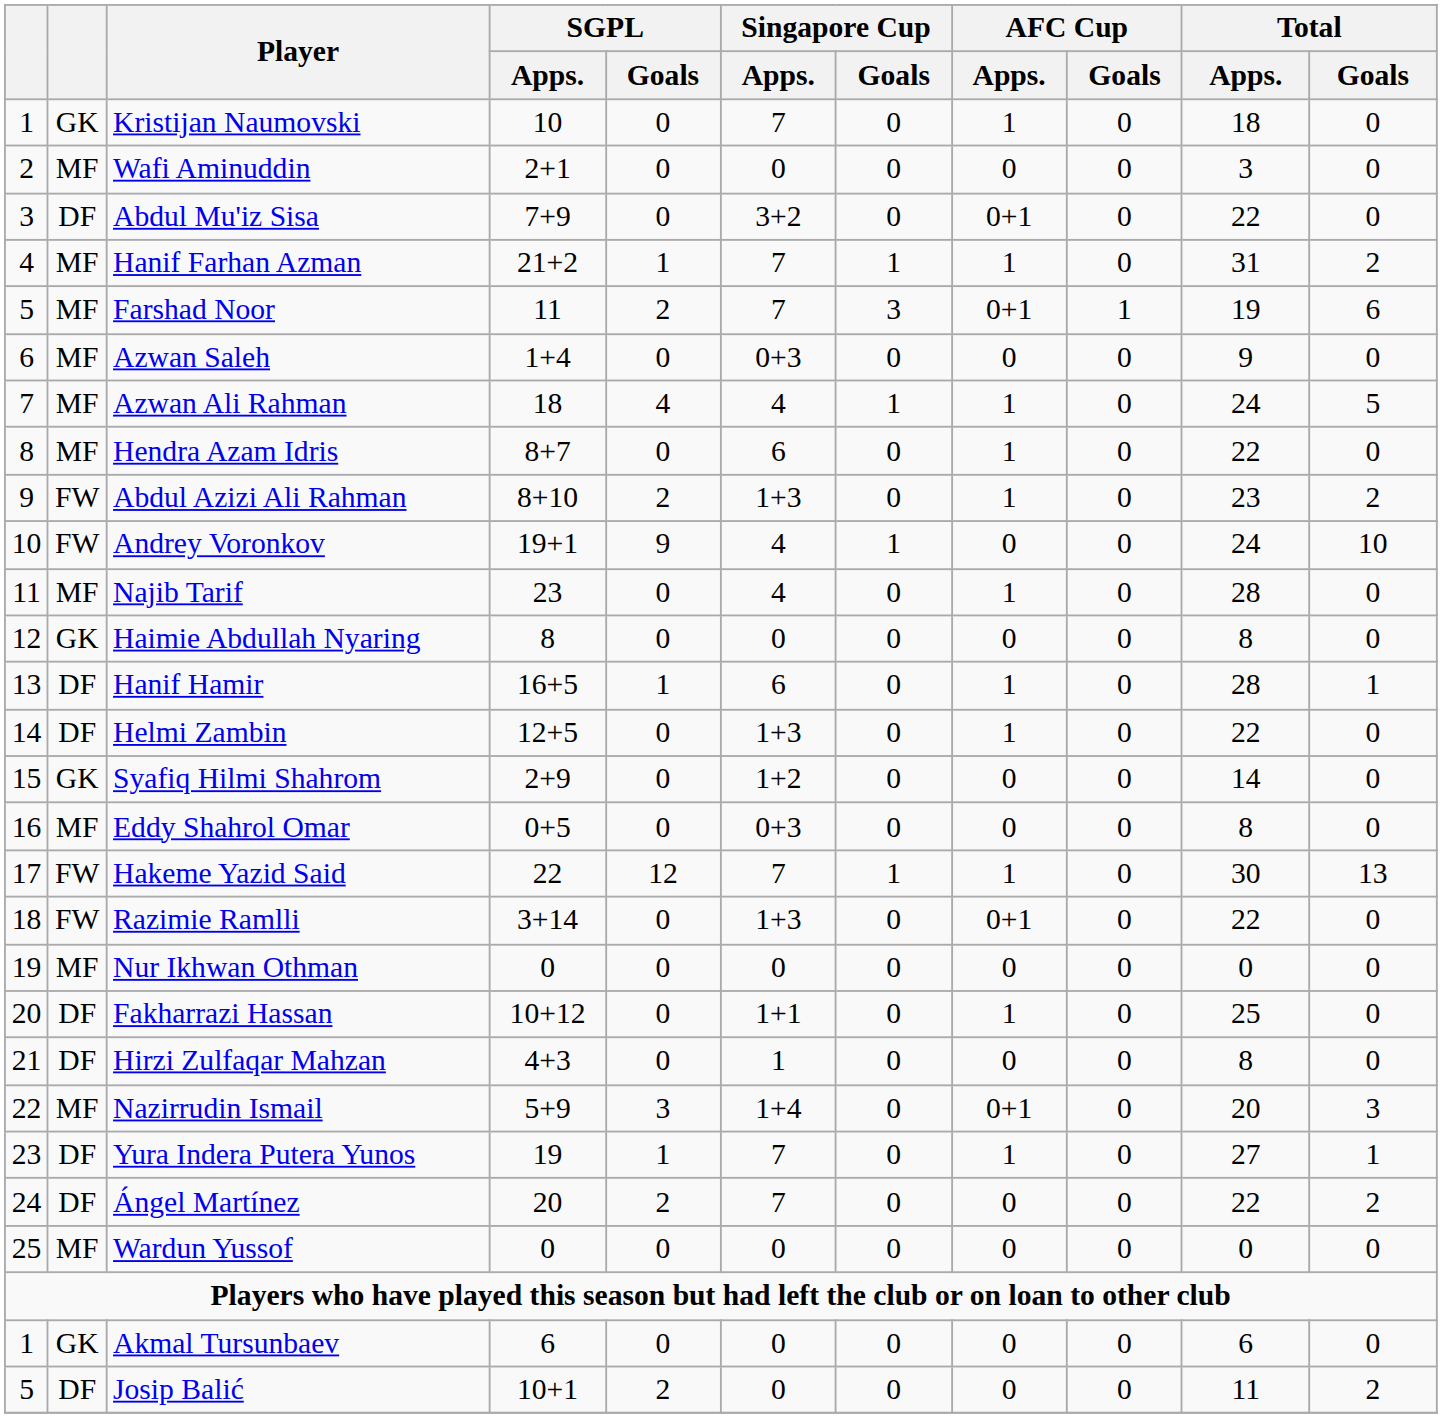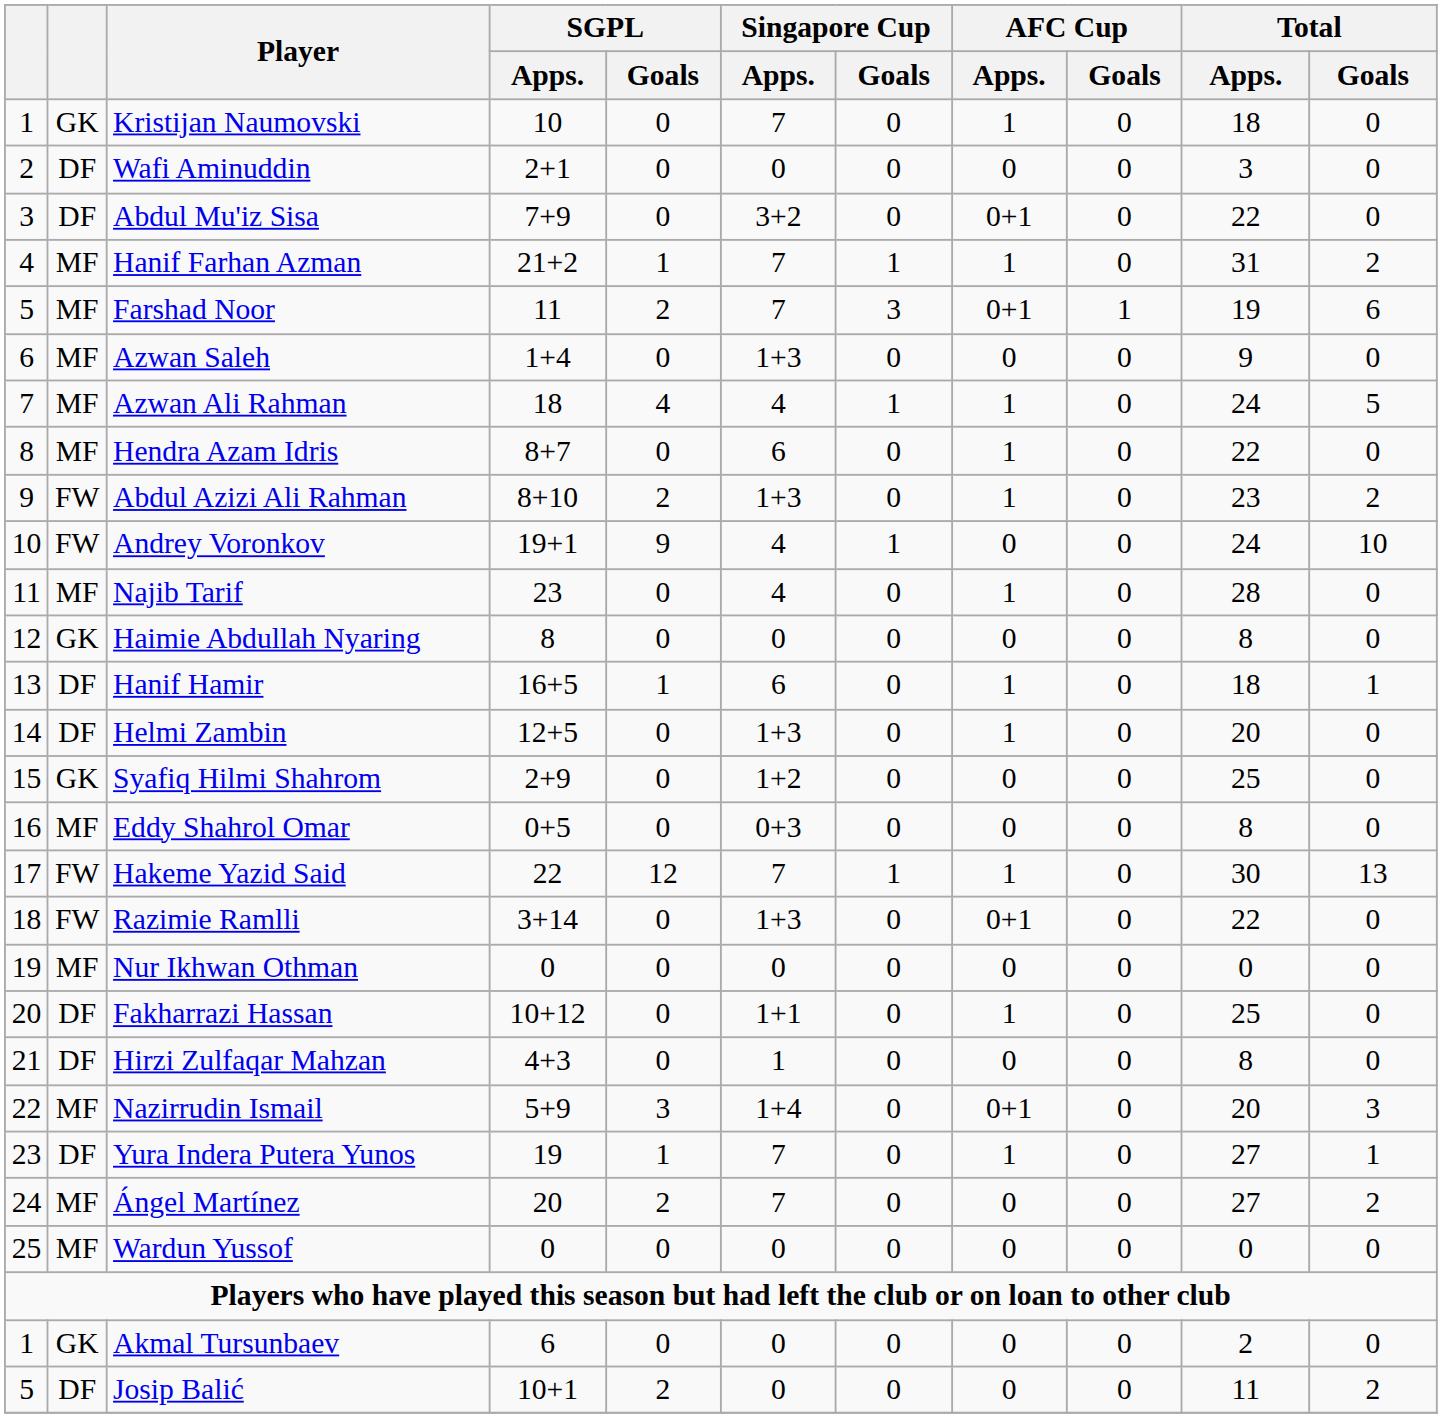(77, 168) MF -> (77, 168) DF
(778, 356) 0+3 -> (778, 356) 1+3
(1246, 685) 28 -> (1246, 685) 18
(1246, 732) 22 -> (1246, 732) 20
(1246, 779) 14 -> (1246, 779) 25
(77, 1201) DF -> (77, 1201) MF
(1246, 1201) 22 -> (1246, 1201) 27
(1246, 1342) 6 -> (1246, 1342) 2
